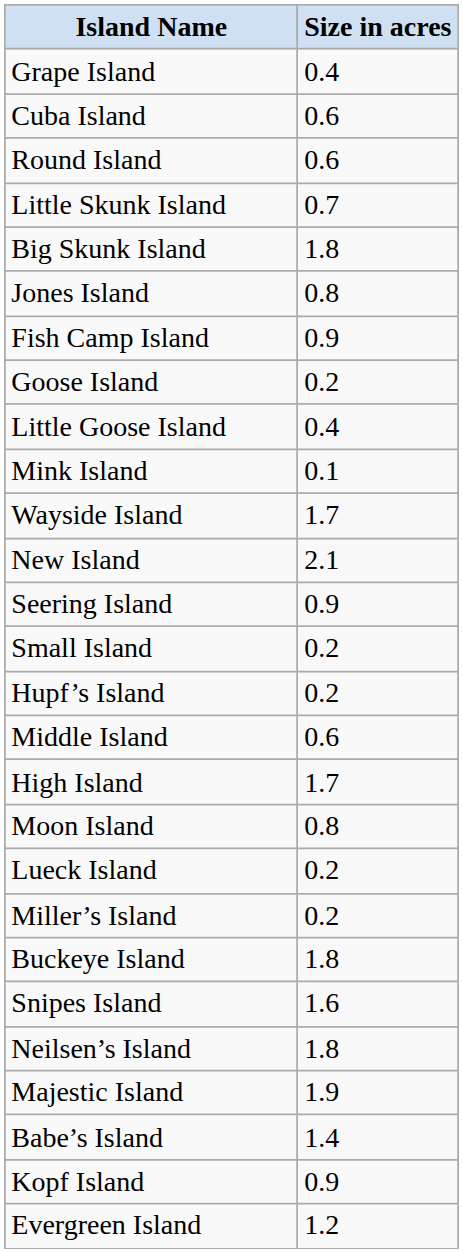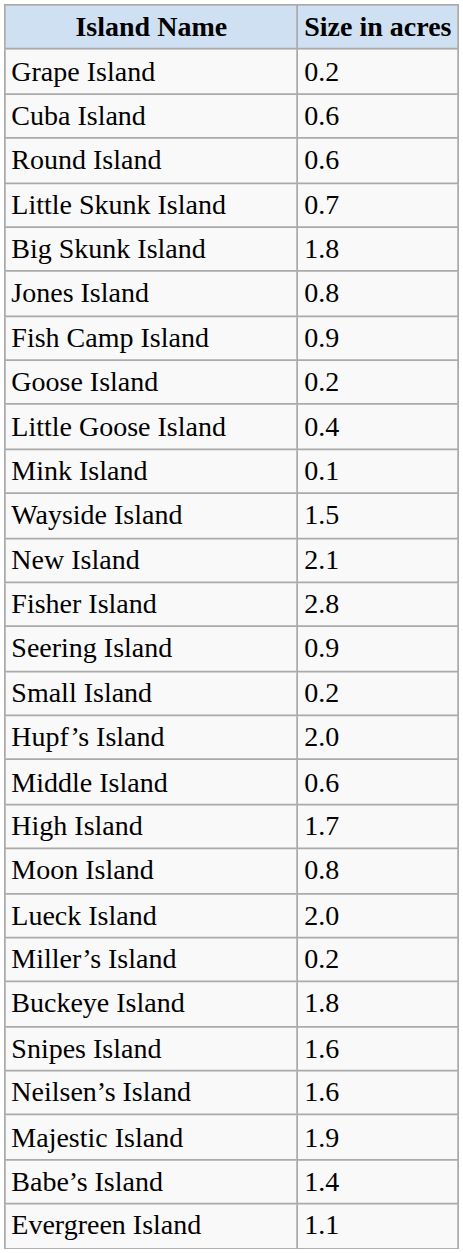(322, 71) 0.4 -> (322, 71) 0.2
(322, 515) 1.7 -> (322, 515) 1.5
+ row: (84, 603)
(322, 692) 0.2 -> (322, 737) 2.0
(322, 870) 0.2 -> (322, 914) 2.0
(322, 1048) 1.8 -> (322, 1092) 1.6
- row: (78, 1181)
(322, 1225) 1.2 -> (322, 1225) 1.1
